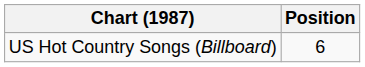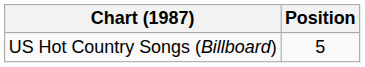(320, 47) 6 -> (320, 47) 5
